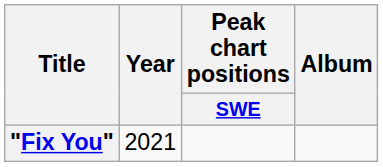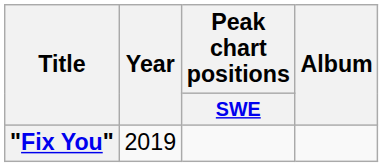(150, 142) 2021 -> (150, 142) 2019
